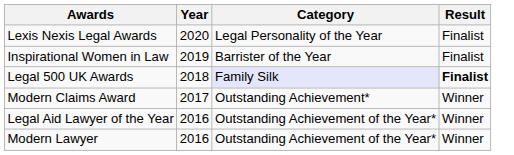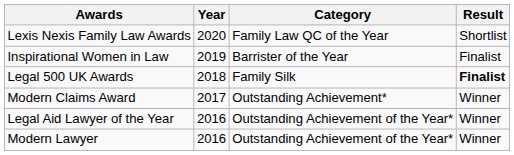+ row: (99, 35)
- row: (82, 35)
(247, 77) lavender background -> (264, 77) no background
